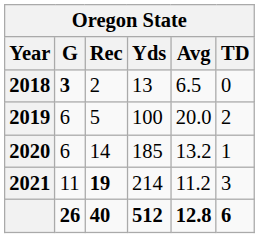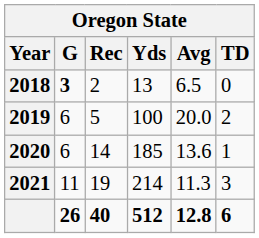(194, 150) 13.2 -> (194, 150) 13.6
(100, 183) bold -> (100, 183) normal
(193, 183) 11.2 -> (193, 183) 11.3
